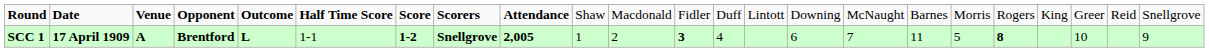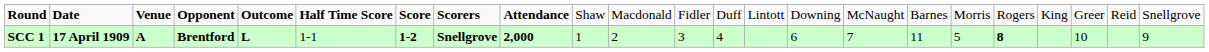(518, 36) 2,005 -> (518, 36) 2,000
(681, 36) bold -> (681, 36) normal
